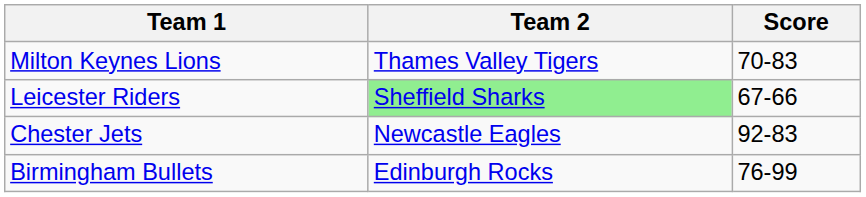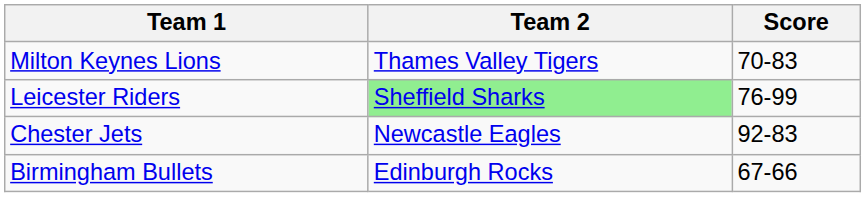(768, 97) 67-66 -> (768, 97) 76-99
(768, 172) 76-99 -> (768, 172) 67-66
